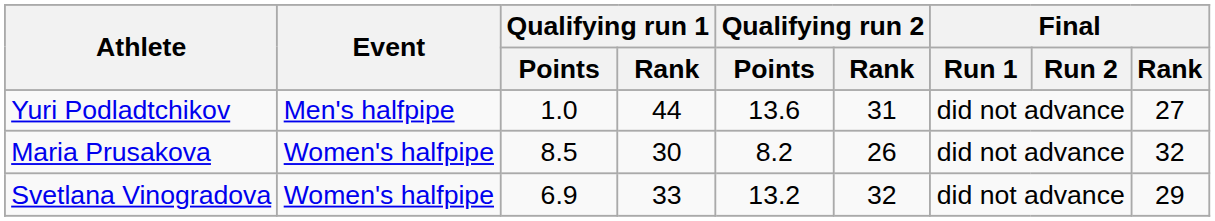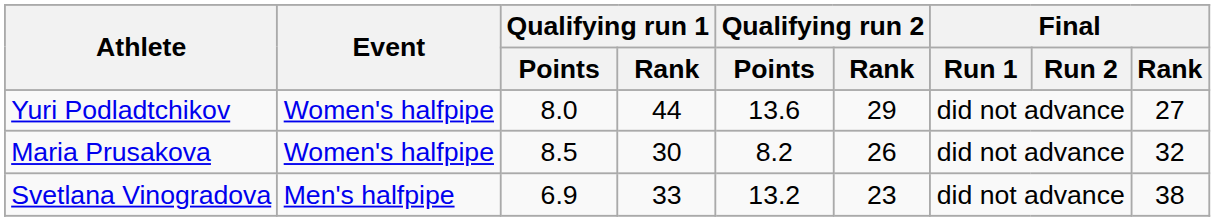(369, 111) Men's halfpipe -> (389, 111) Women's halfpipe
(559, 111) 1.0 -> (559, 111) 8.0
(882, 111) 31 -> (882, 111) 29
(389, 195) Women's halfpipe -> (369, 195) Men's halfpipe
(882, 195) 32 -> (882, 195) 23
(1170, 195) 29 -> (1170, 195) 38
